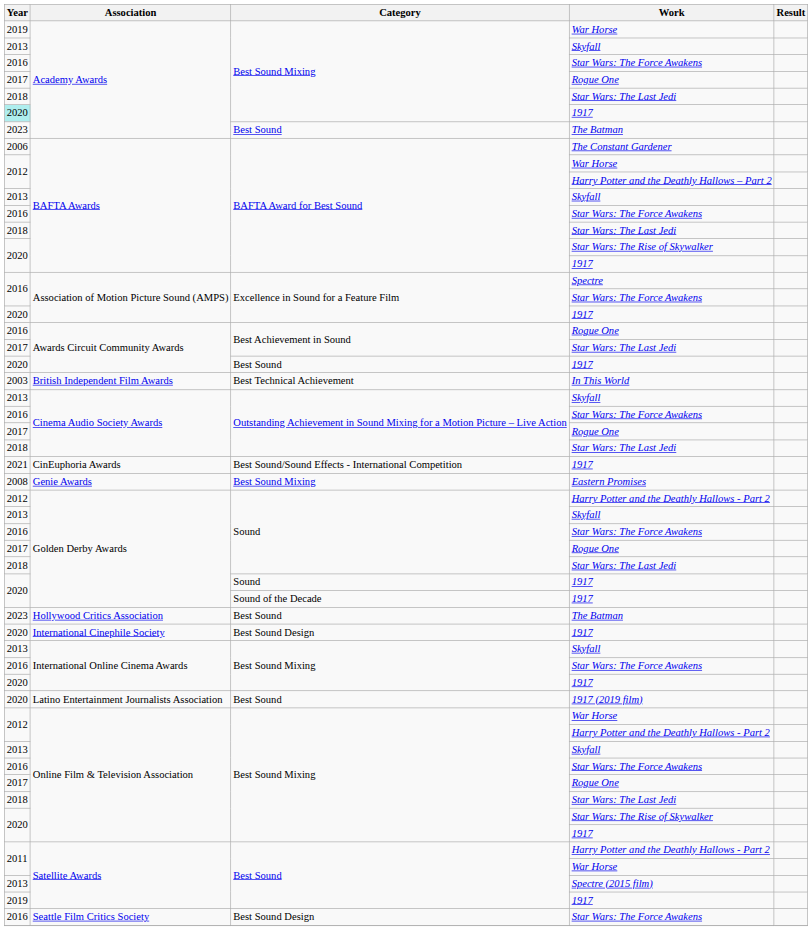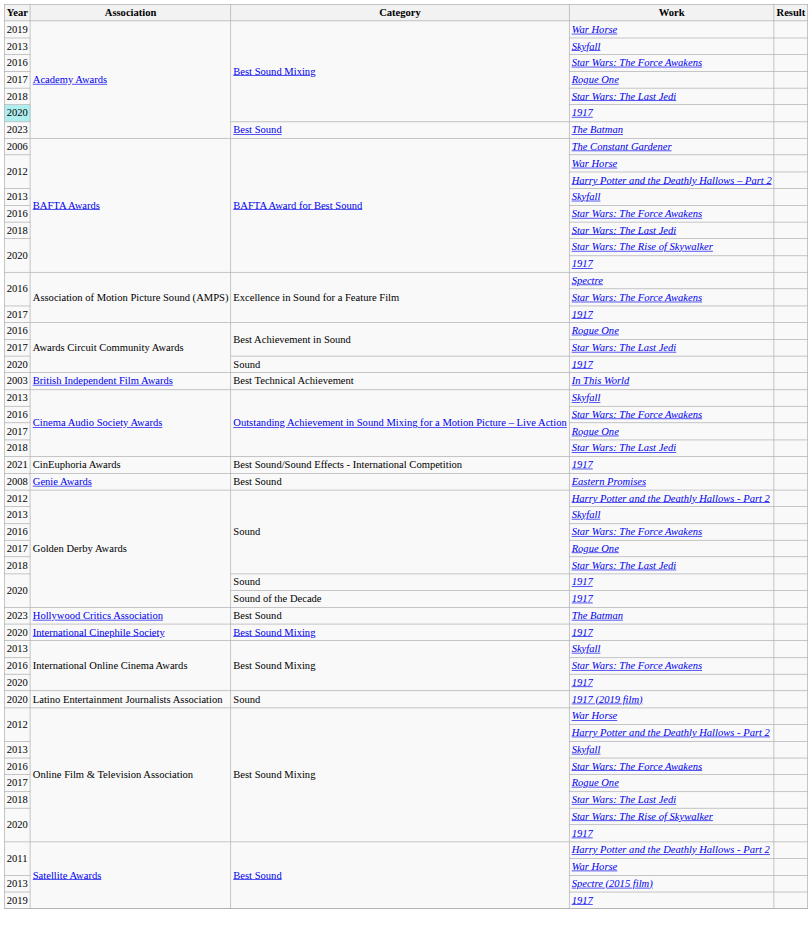(17, 314) 2020 -> (17, 314) 2017
(257, 364) Best Sound -> (247, 364) Sound
(274, 481) Best Sound Mixing -> (257, 481) Best Sound
(274, 632) Best Sound Design -> (274, 632) Best Sound Mixing
(257, 699) Best Sound -> (247, 699) Sound
- row: (91, 917)
